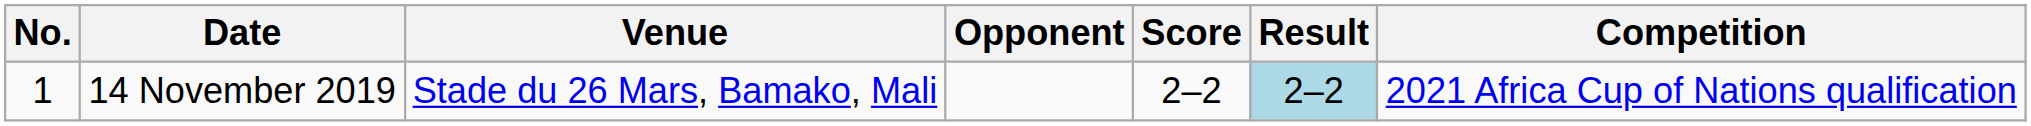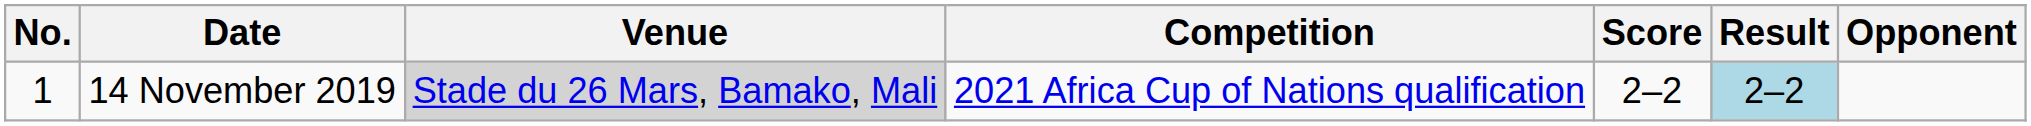columns swapped: (1039, 33) <-> (1701, 33)
(675, 90) no background -> (675, 90) lightgrey background
